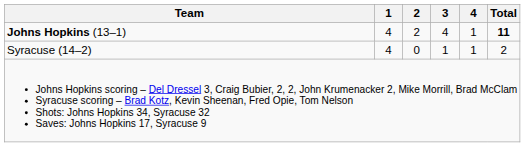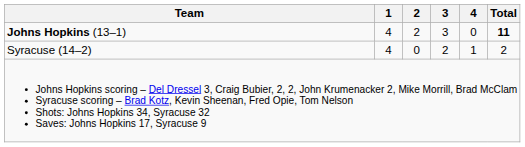(445, 31) 4 -> (445, 31) 3
(473, 31) 1 -> (473, 31) 0
(445, 50) 1 -> (445, 50) 2
